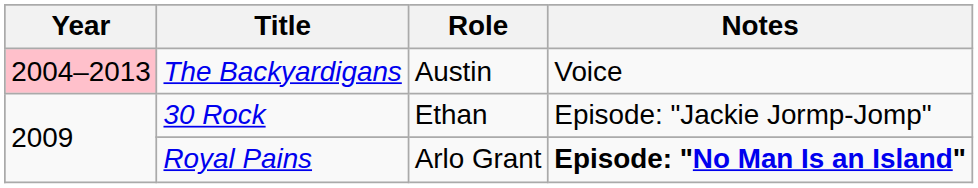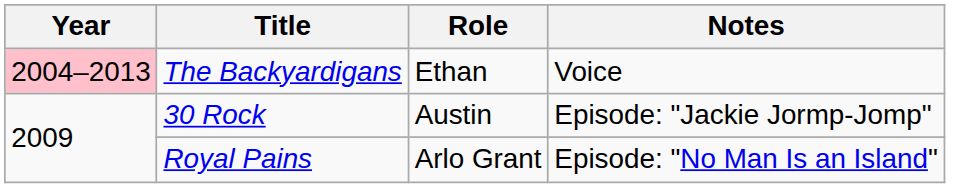(453, 70) Austin -> (451, 70) Ethan
(451, 114) Ethan -> (453, 114) Austin
(760, 159) bold -> (746, 159) normal
